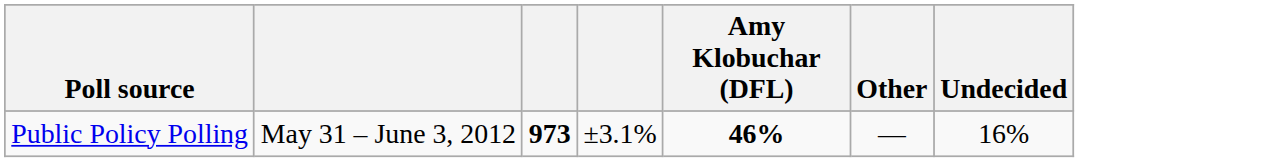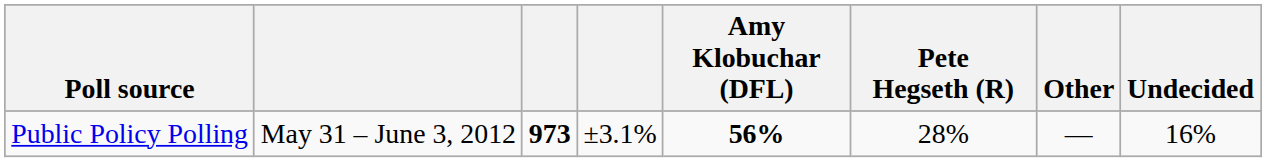+ column: (943, 73)
(756, 133) 46% -> (756, 133) 56%
